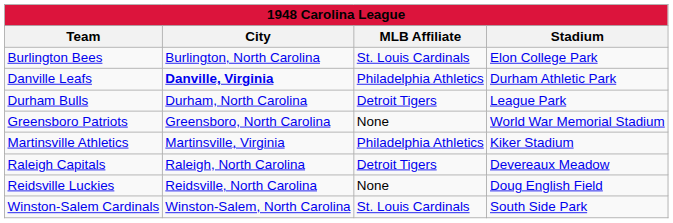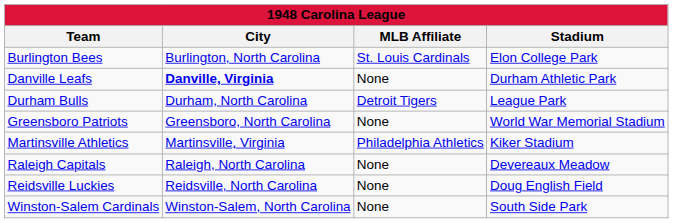(420, 79) Philadelphia Athletics -> (373, 79) None
(397, 164) Detroit Tigers -> (373, 164) None
(413, 206) St. Louis Cardinals -> (373, 206) None
